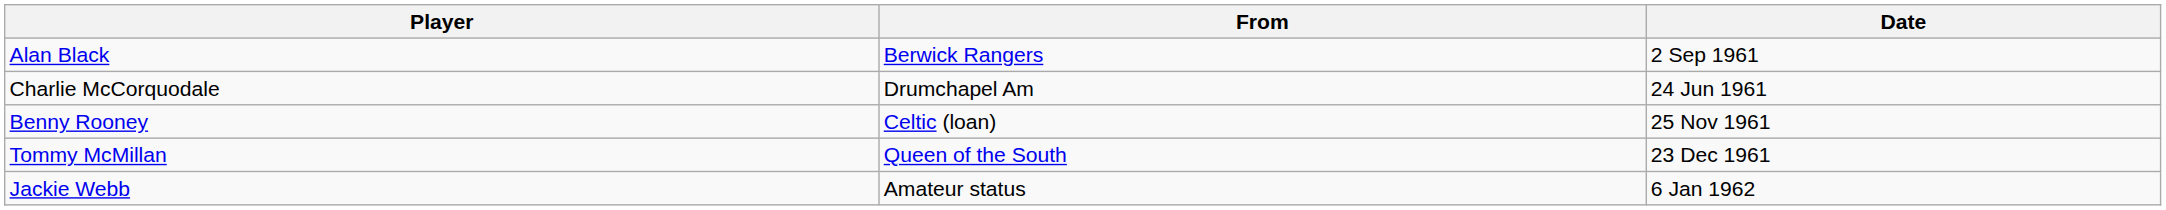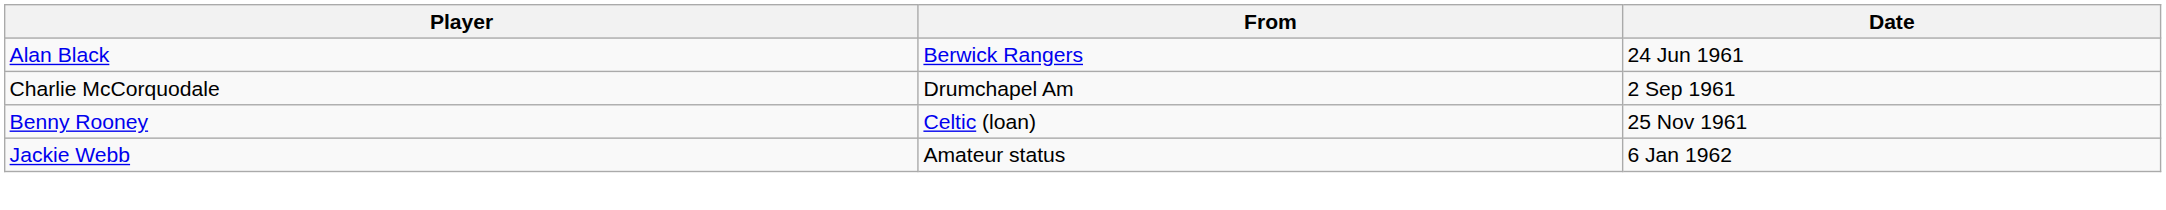(1705, 55) 2 Sep 1961 -> (1686, 55) 24 Jun 1961
(1709, 88) 24 Jun 1961 -> (1681, 88) 2 Sep 1961
- row: (88, 155)
